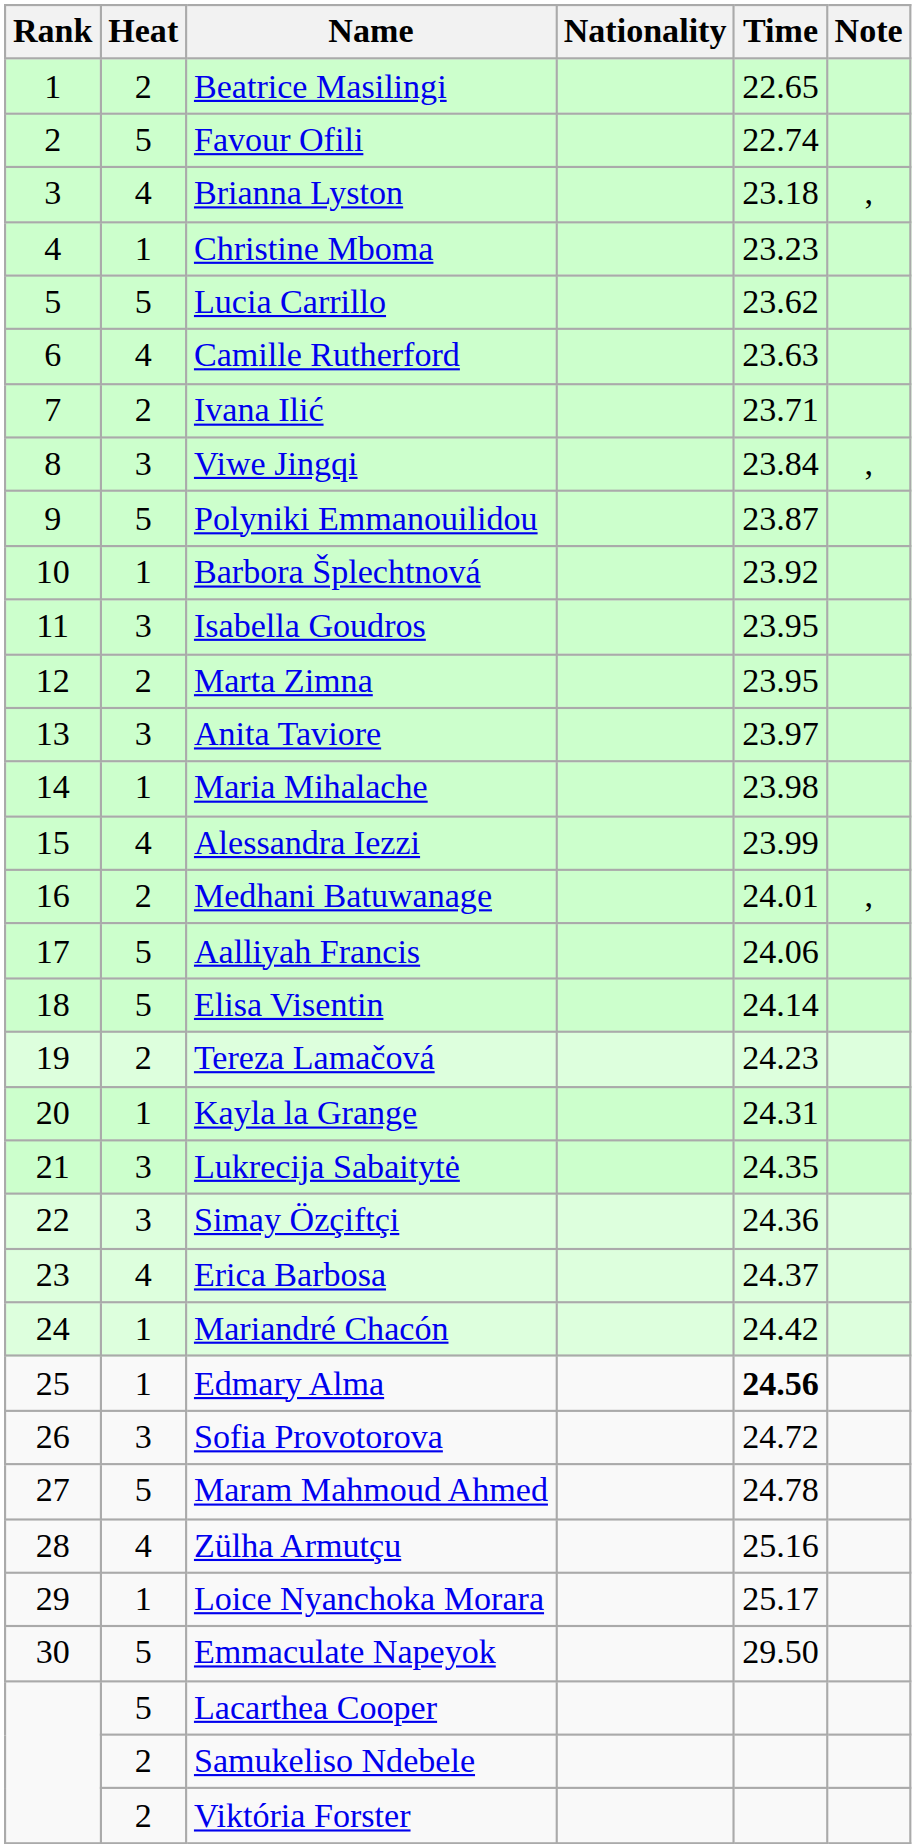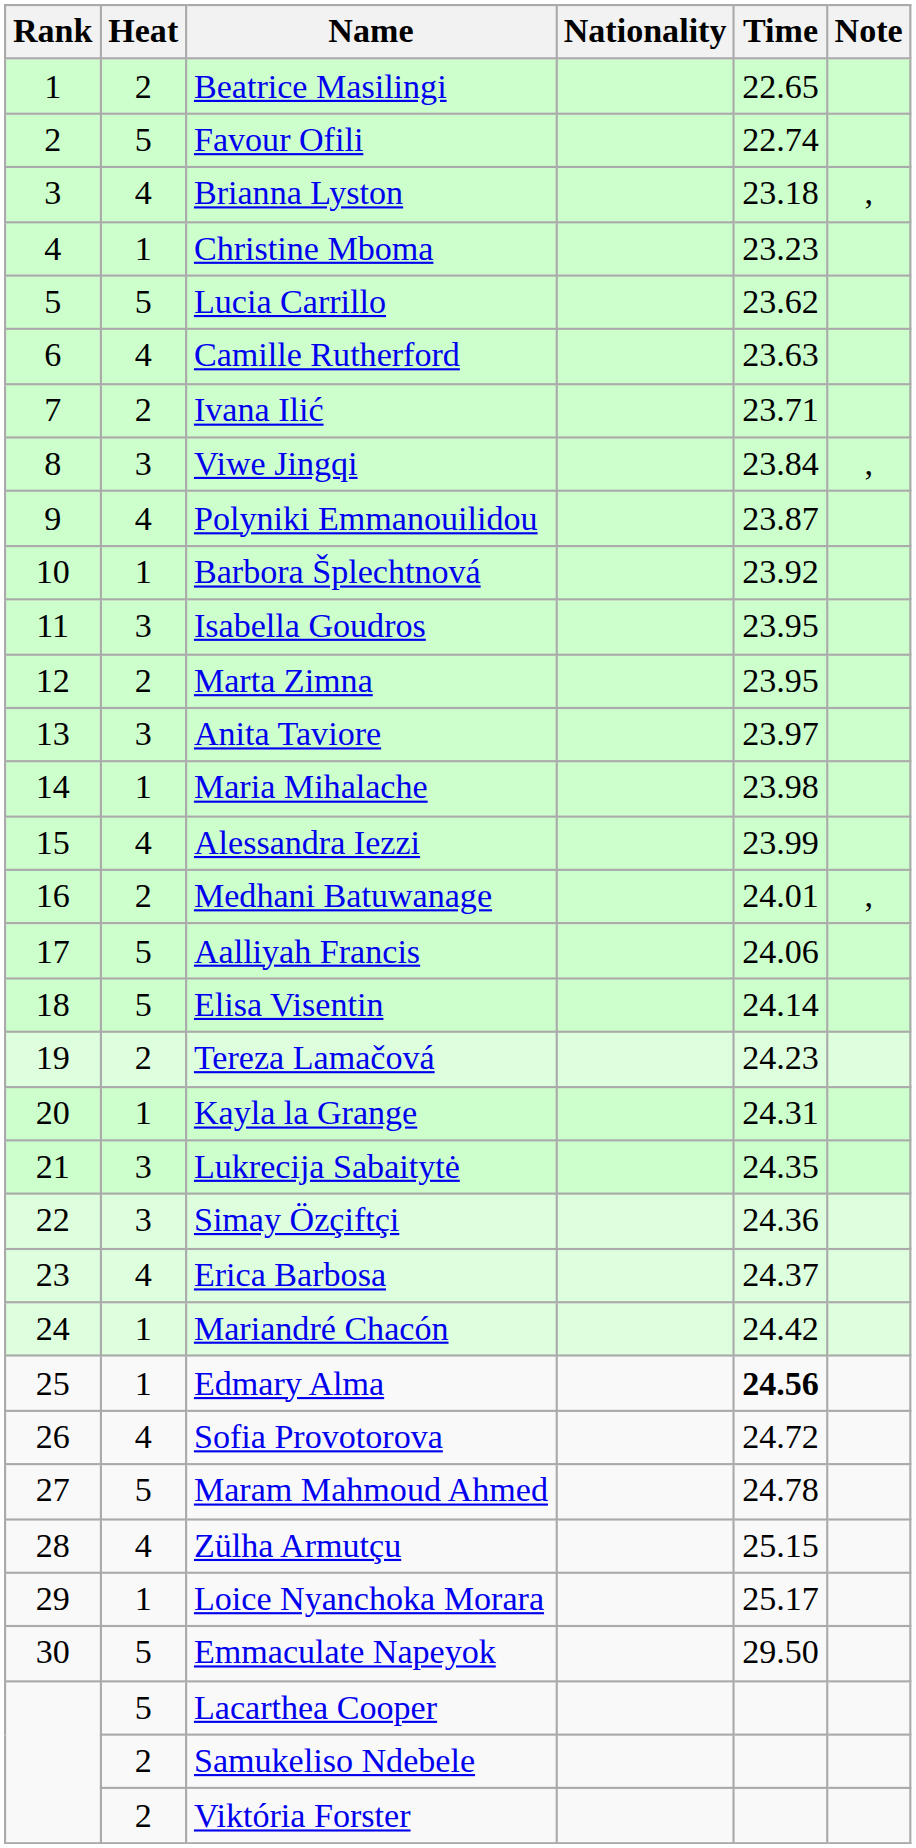(143, 517) 5 -> (143, 517) 4
(143, 1436) 3 -> (143, 1436) 4
(781, 1544) 25.16 -> (781, 1544) 25.15
